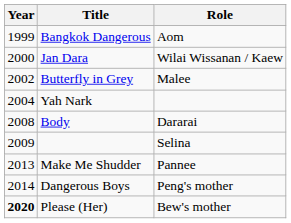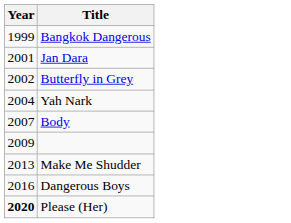- column: (220, 15)
(21, 57) 2000 -> (21, 57) 2001
(21, 121) 2008 -> (21, 121) 2007
(21, 185) 2014 -> (21, 185) 2016
